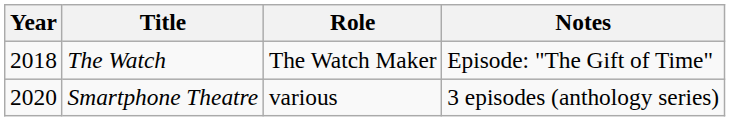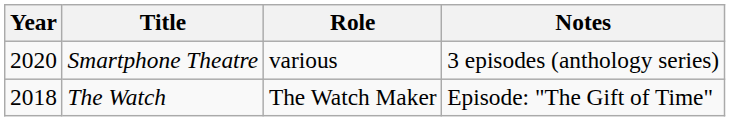rows swapped: (117, 60) <-> (163, 97)
